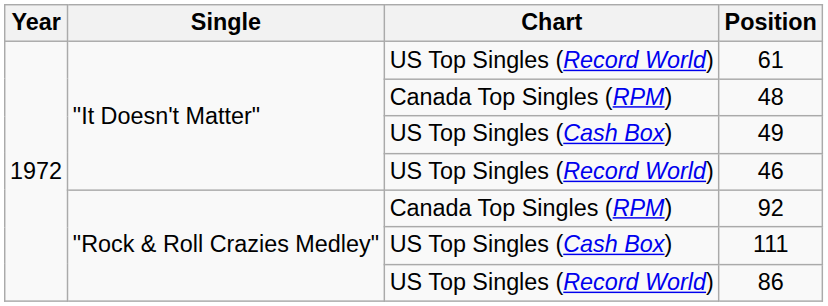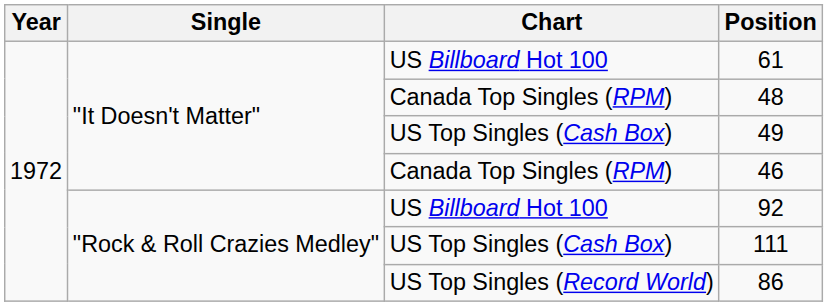(552, 60) US Top Singles (Record World) -> (499, 60) US Billboard Hot 100
(552, 171) US Top Singles (Record World) -> (531, 171) Canada Top Singles (RPM)
(531, 208) Canada Top Singles (RPM) -> (499, 208) US Billboard Hot 100
